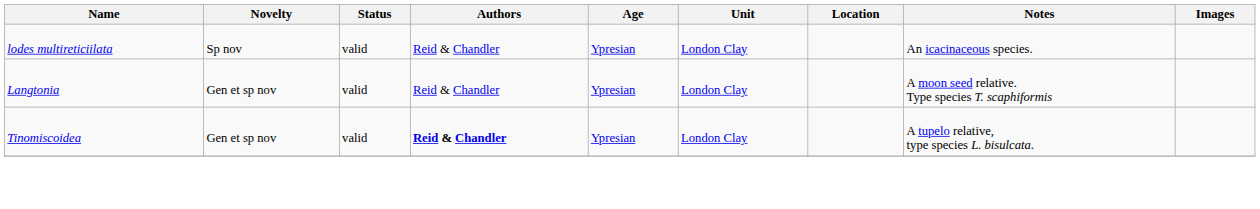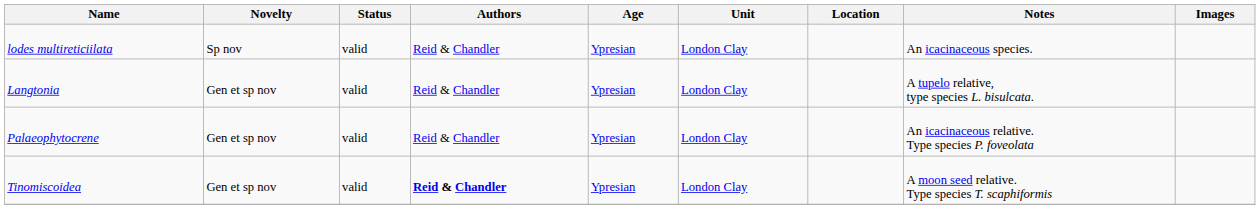(979, 90) A moon seed relative. Type species T. scaphiformis -> (970, 90) A tupelo relative, type species L. bisulcata.
+ row: (53, 138)
(970, 138) A tupelo relative, type species L. bisulcata. -> (979, 187) A moon seed relative. Type species T. scaphiformis
